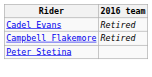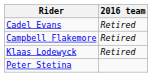+ row: (41, 52)
